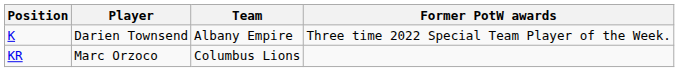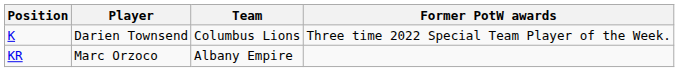(243, 35) Albany Empire -> (247, 35) Columbus Lions
(247, 56) Columbus Lions -> (243, 56) Albany Empire
